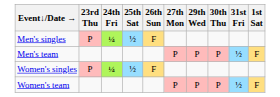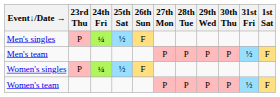+ column: (186, 18)
